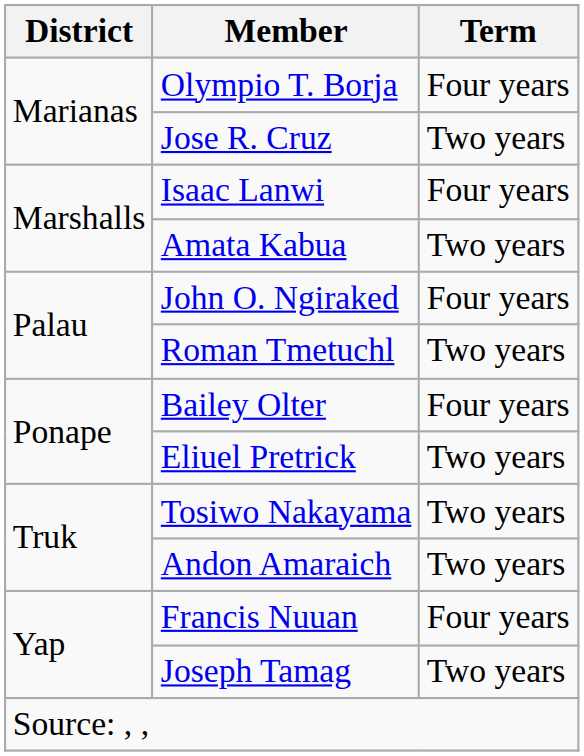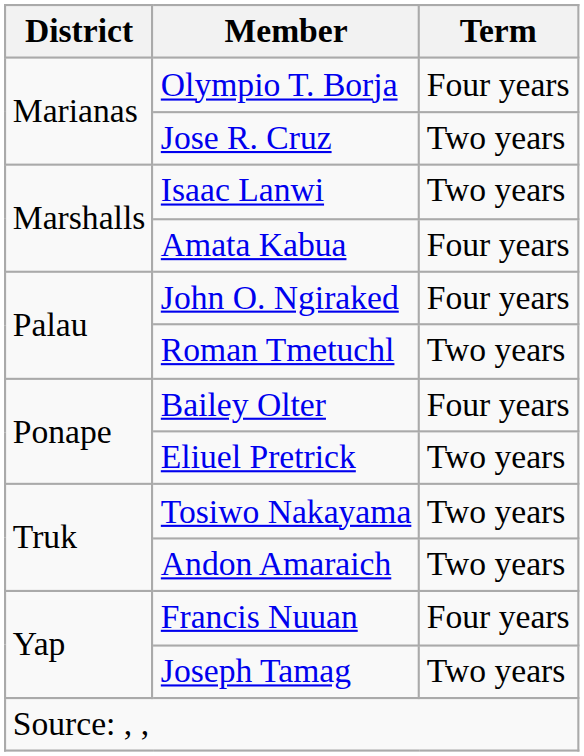(498, 191) Four years -> (496, 191) Two years
(496, 244) Two years -> (498, 244) Four years
